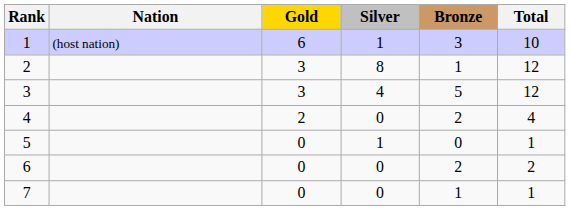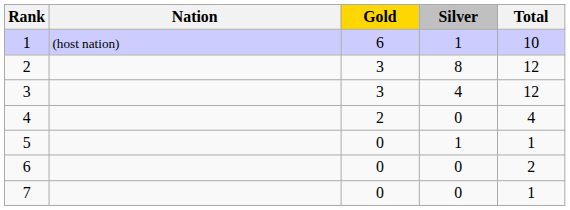- column: (458, 17)
